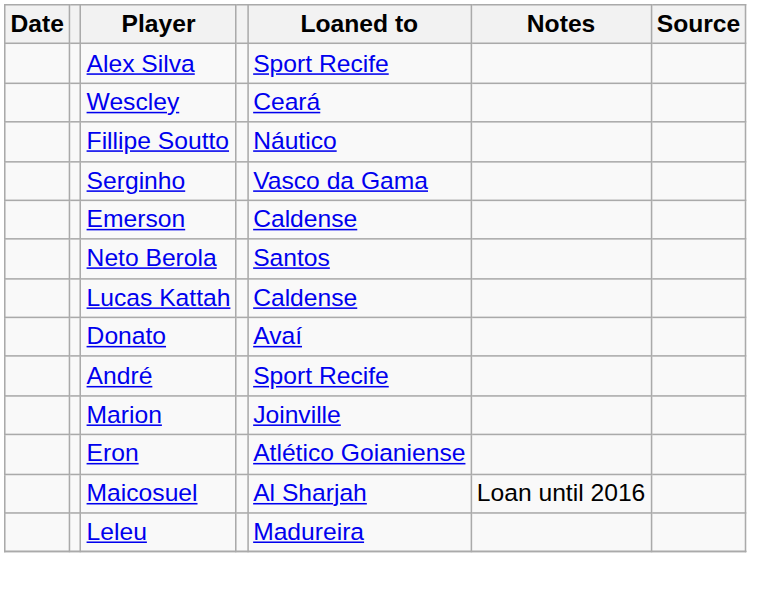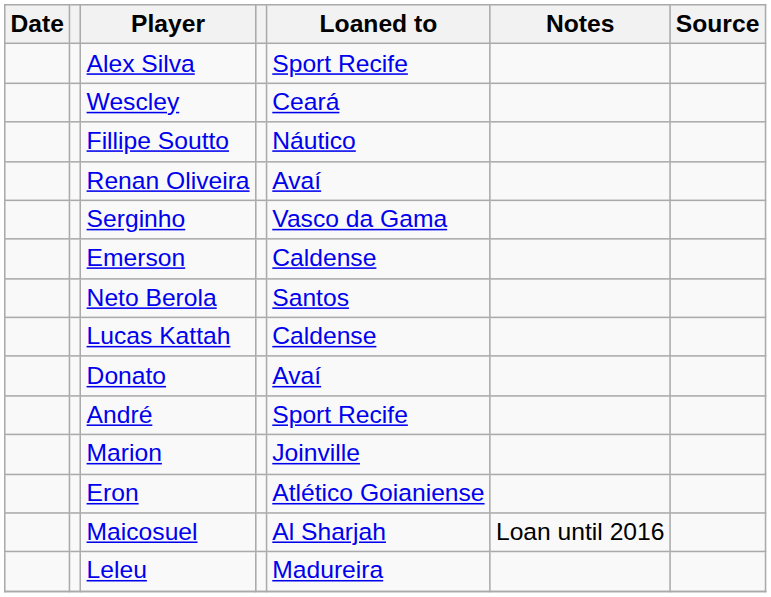+ row: (168, 180)
